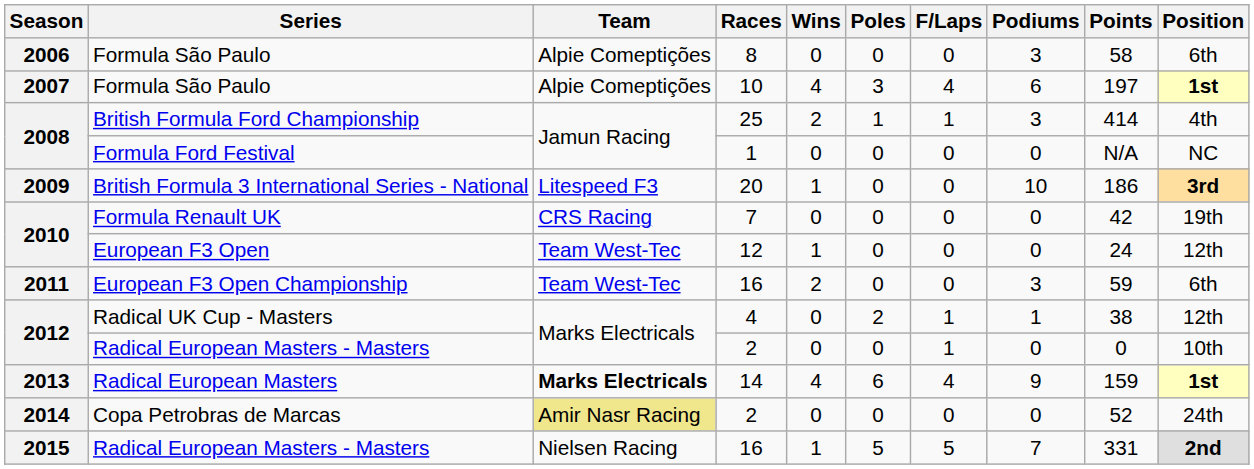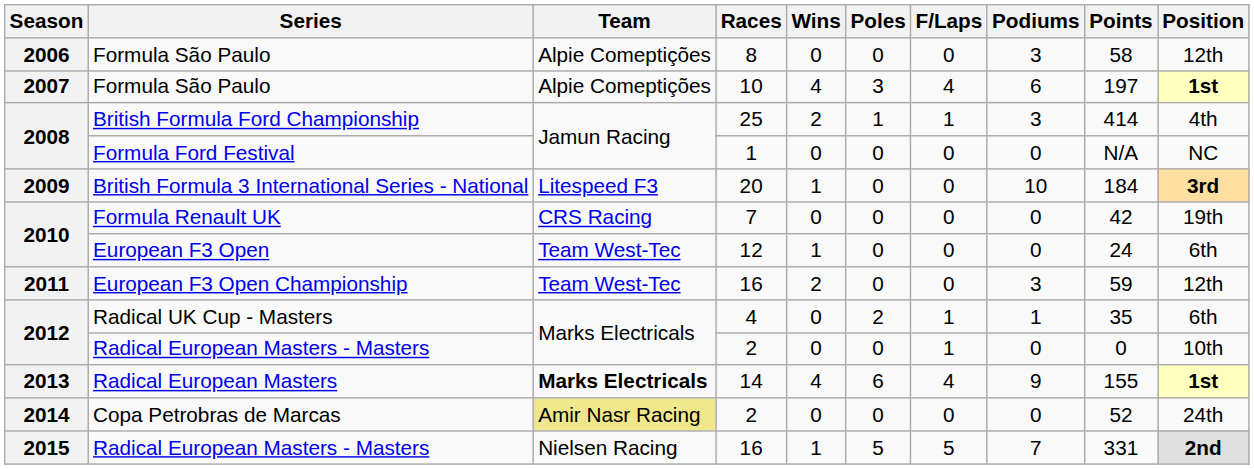(1203, 54) 6th -> (1203, 54) 12th
(1121, 185) 186 -> (1121, 185) 184
(1203, 251) 12th -> (1203, 251) 6th
(1203, 284) 6th -> (1203, 284) 12th
(1121, 316) 38 -> (1121, 316) 35
(1203, 316) 12th -> (1203, 316) 6th
(1121, 382) 159 -> (1121, 382) 155
